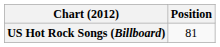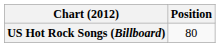(191, 33) 81 -> (191, 33) 80
